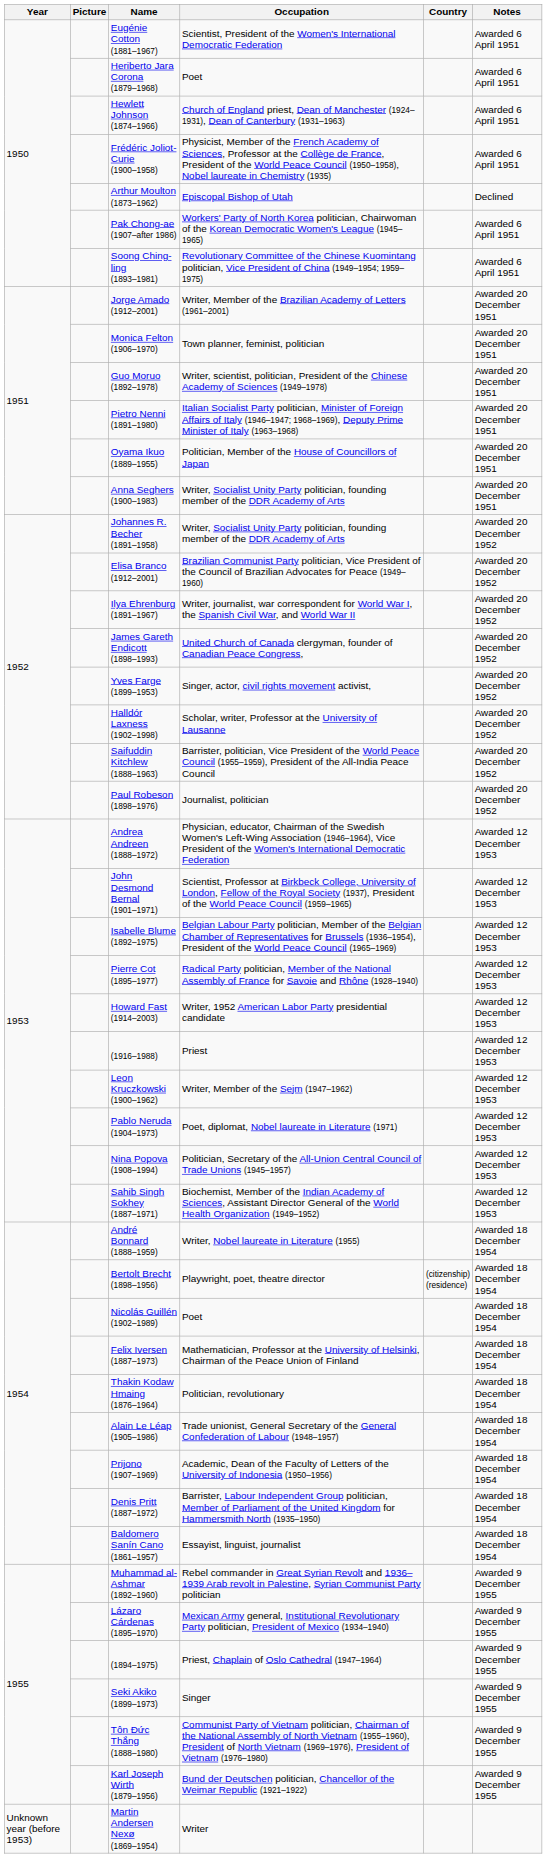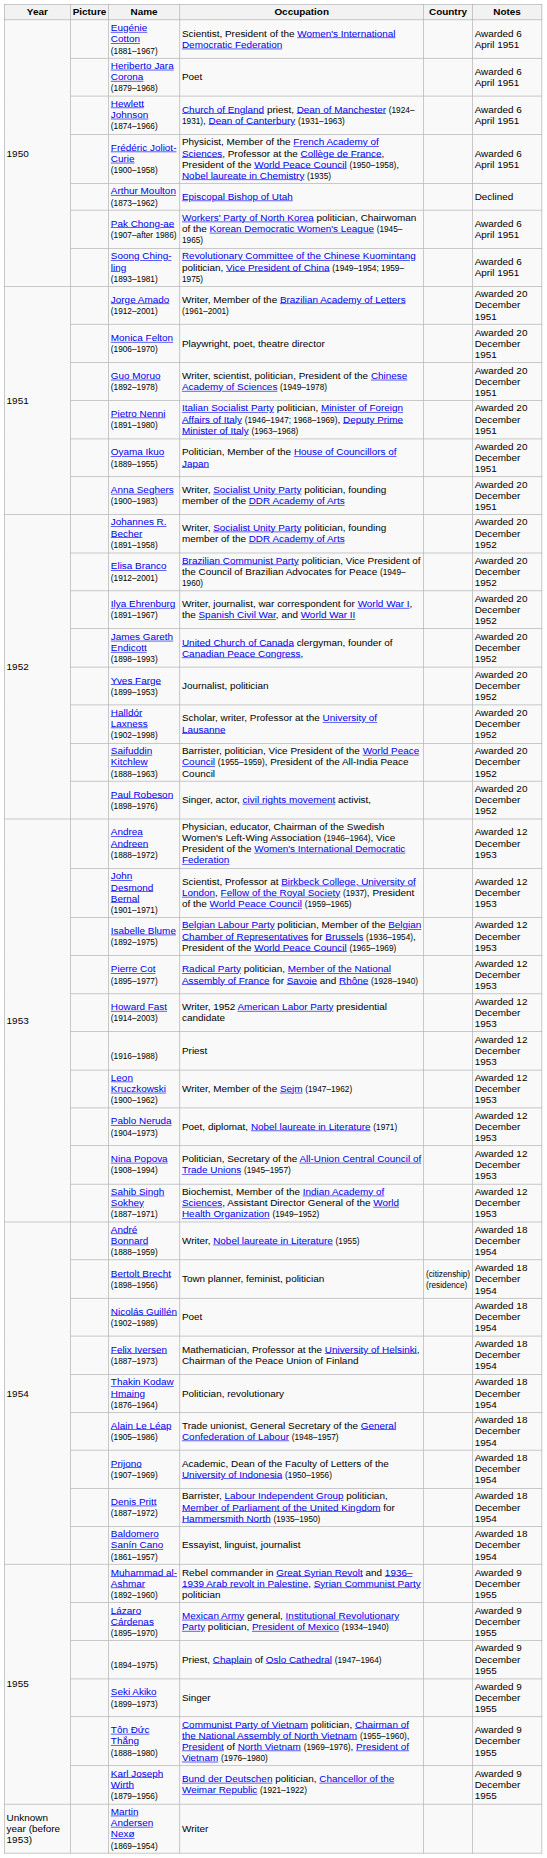(253, 343) Town planner, feminist, politician -> (253, 343) Playwright, poet, theatre director
(277, 686) Singer, actor, civil rights movement activist, -> (225, 686) Journalist, politician
(225, 800) Journalist, politician -> (277, 800) Singer, actor, civil rights movement activist,
(253, 1279) Playwright, poet, theatre director -> (253, 1279) Town planner, feminist, politician
